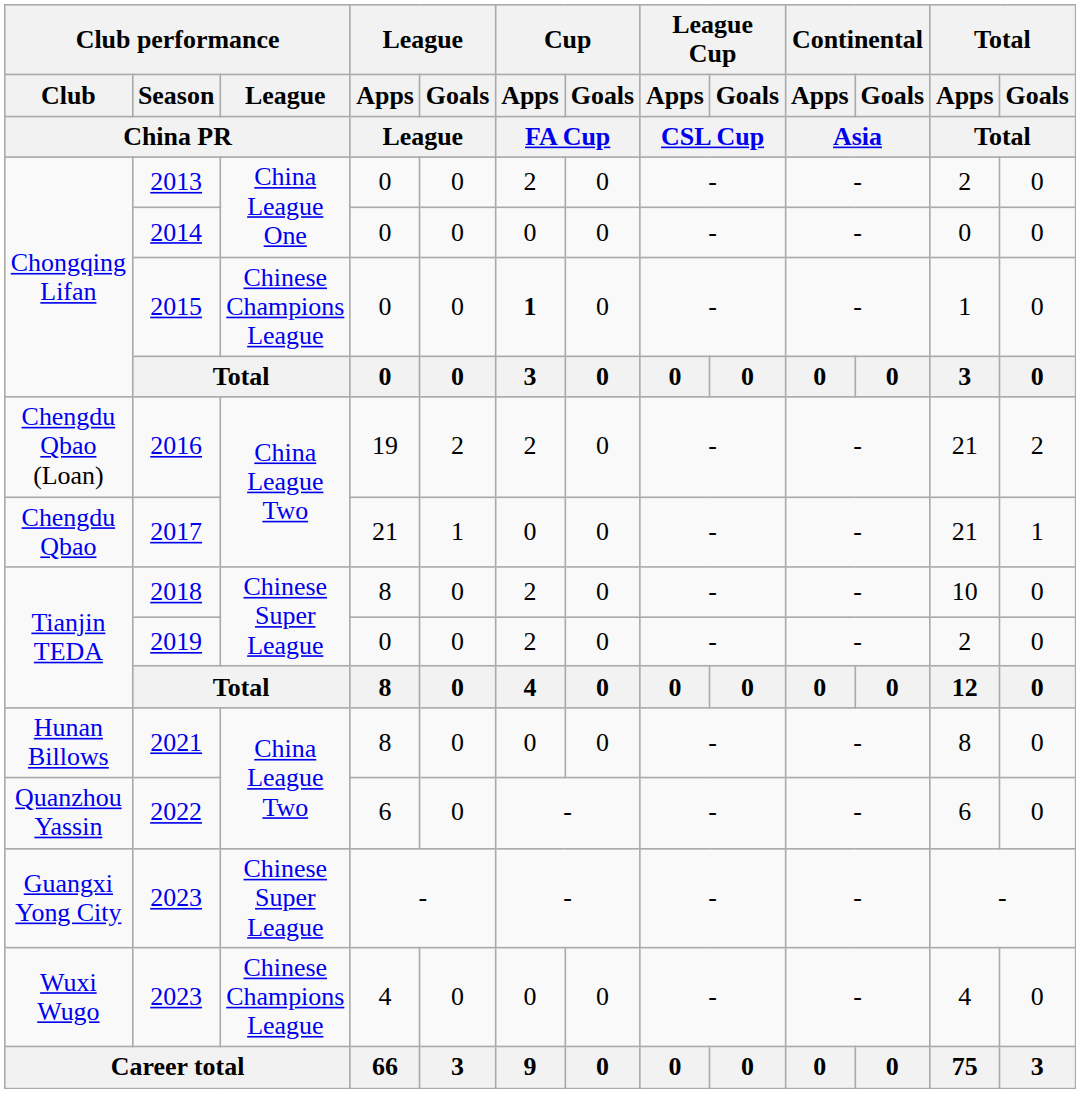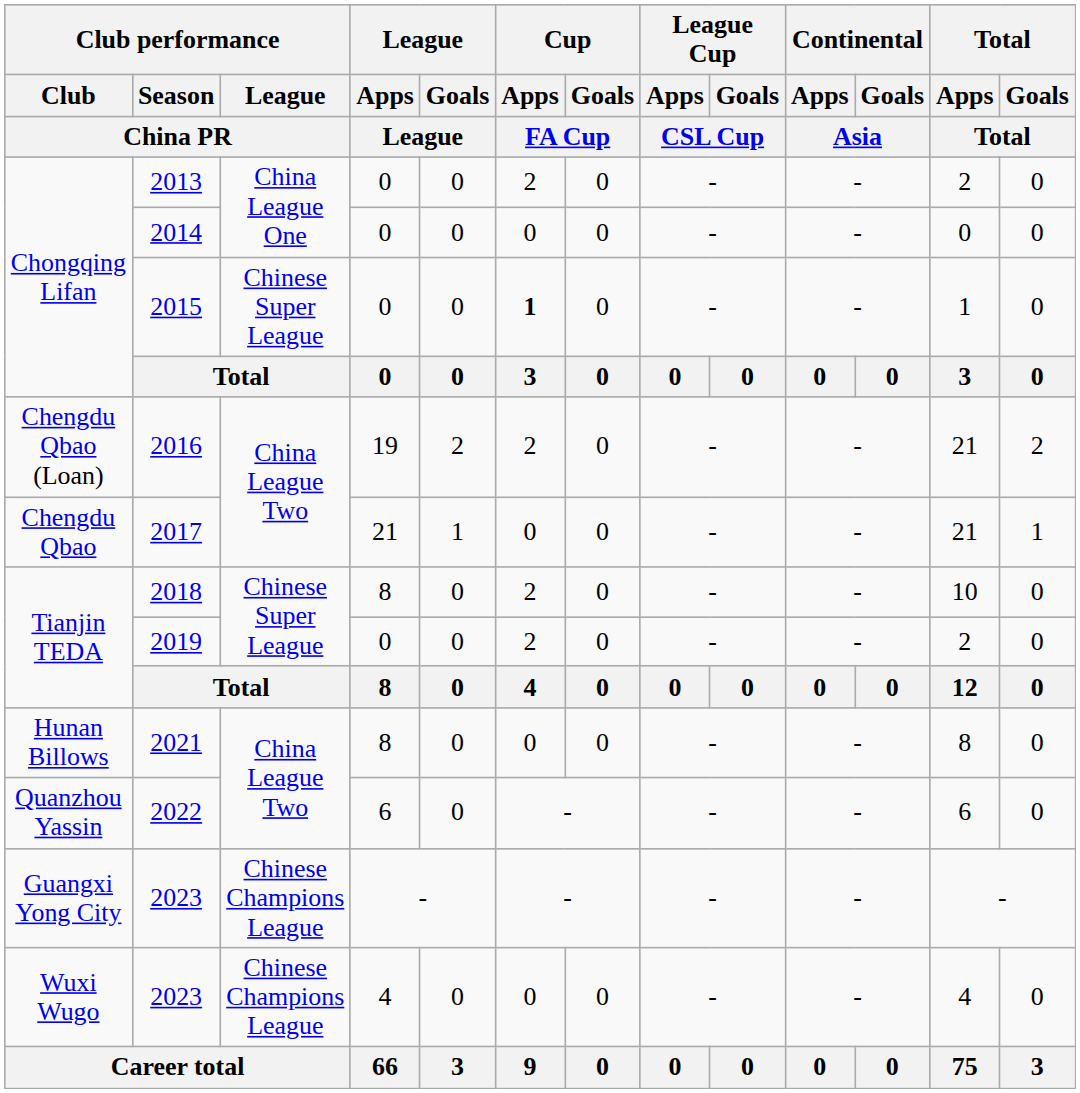(285, 306) Chinese Champions League -> (285, 306) Chinese Super League
(285, 897) Chinese Super League -> (285, 897) Chinese Champions League
